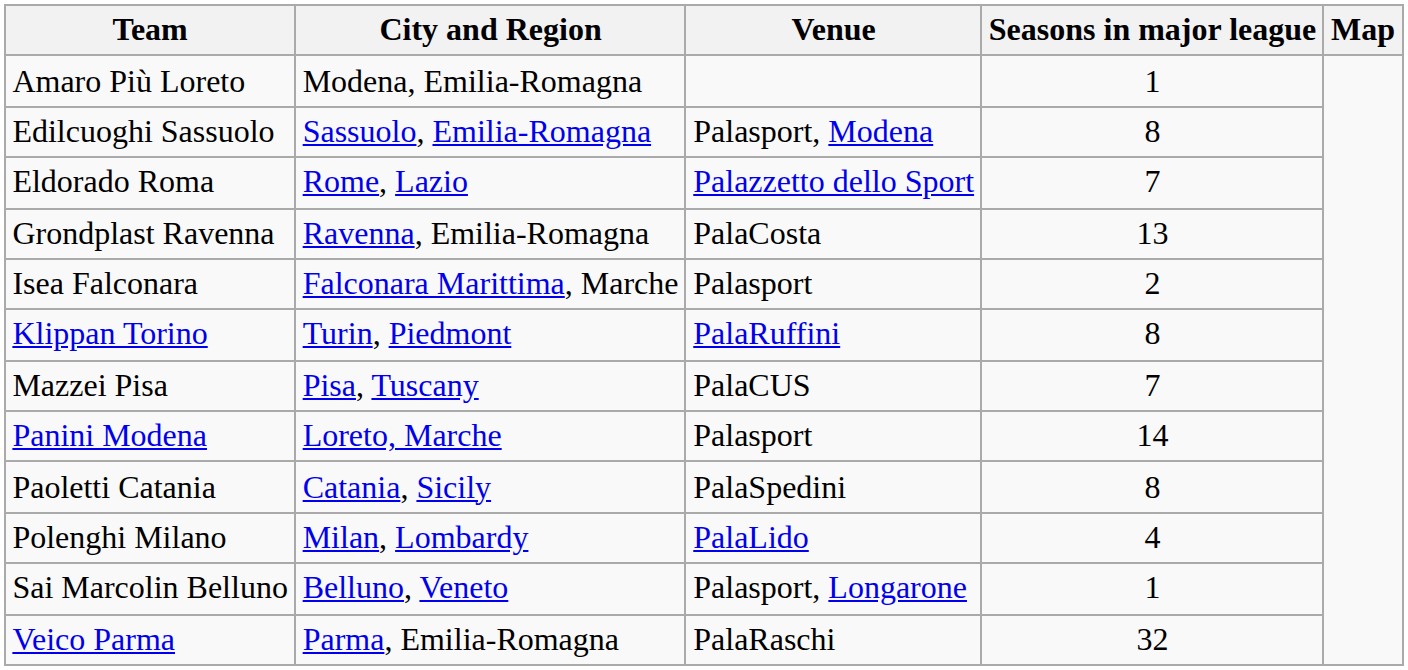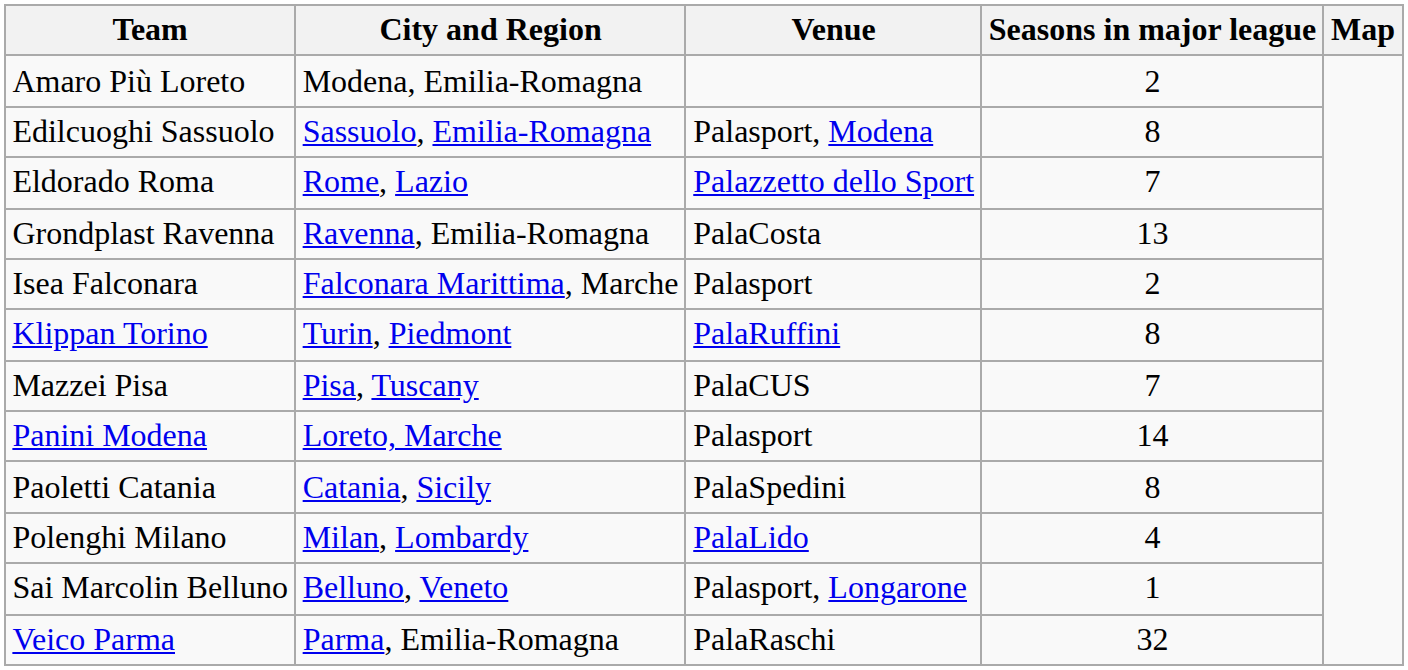(1153, 80) 1 -> (1153, 80) 2
